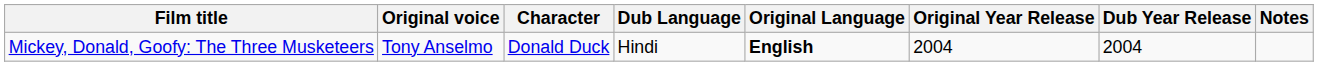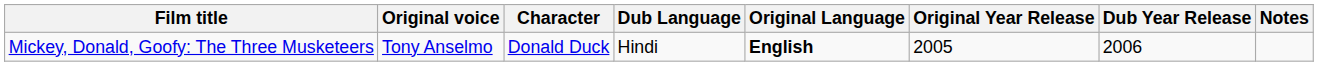(933, 46) 2004 -> (933, 46) 2005
(1122, 46) 2004 -> (1122, 46) 2006
